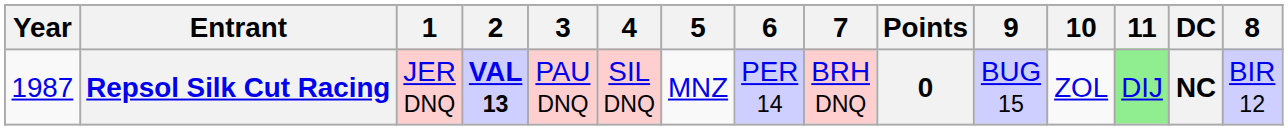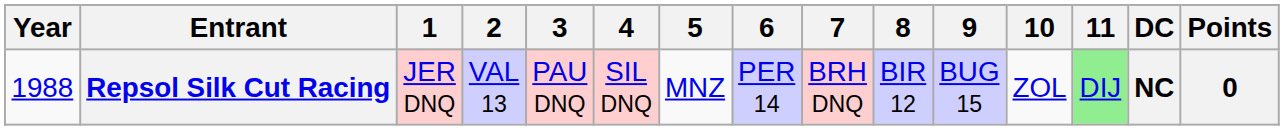columns swapped: (1252, 27) <-> (925, 27)
(42, 87) 1987 -> (42, 87) 1988
(496, 87) bold -> (494, 87) normal
